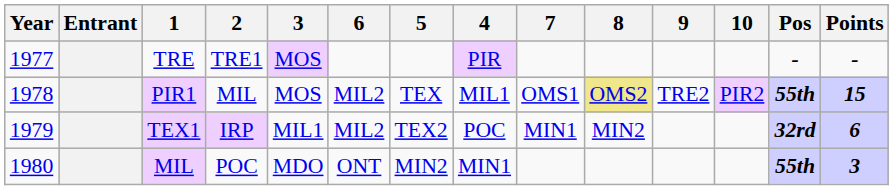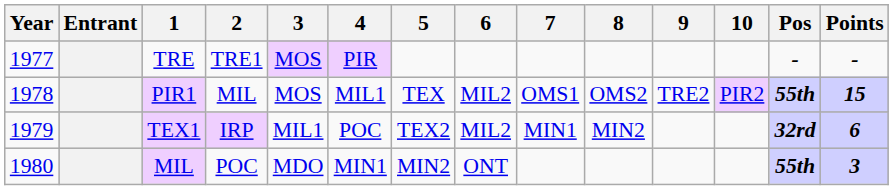columns swapped: (484, 22) <-> (359, 22)
(618, 94) khaki background -> (618, 94) no background
